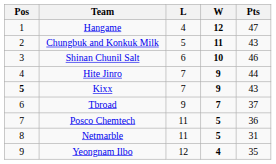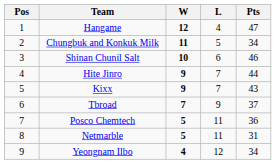columns swapped: (218, 12) <-> (183, 12)
(253, 43) 43 -> (253, 43) 34
(22, 89) bold -> (22, 89) normal
(253, 151) 35 -> (253, 151) 34
